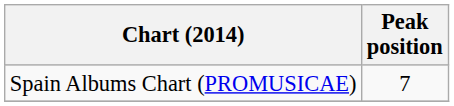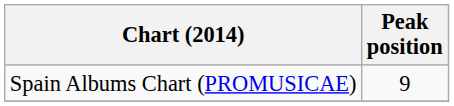(405, 82) 7 -> (405, 82) 9
